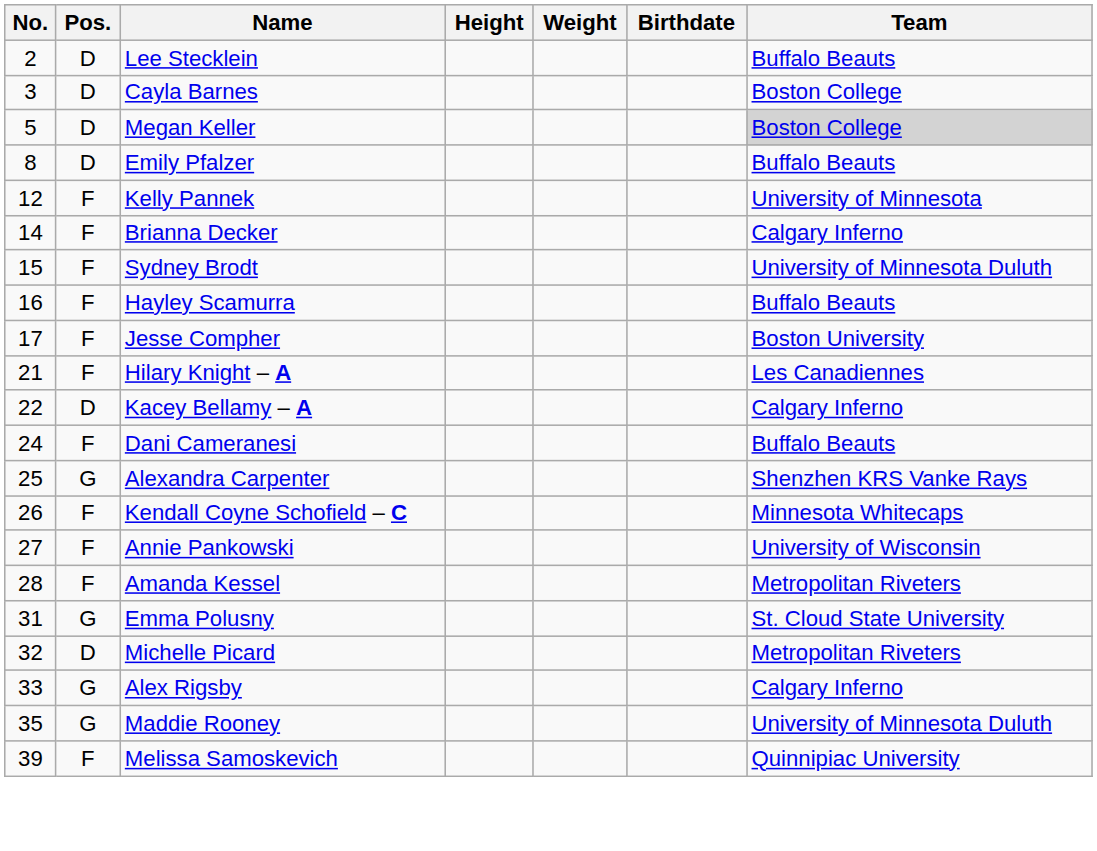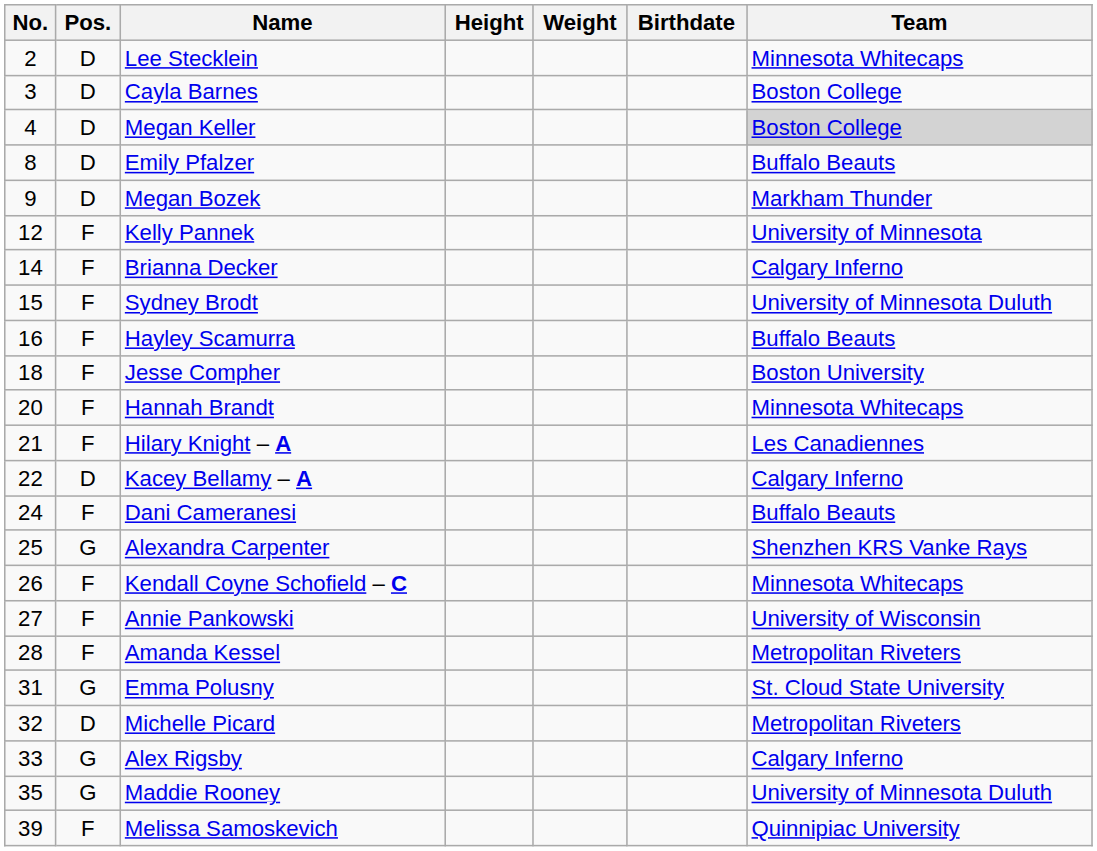(823, 58) Buffalo Beauts -> (857, 58) Minnesota Whitecaps
(30, 128) 5 -> (30, 128) 4
+ row: (193, 198)
(30, 338) 17 -> (30, 373) 18
+ row: (199, 408)
